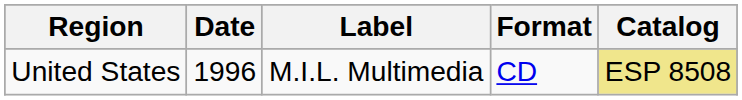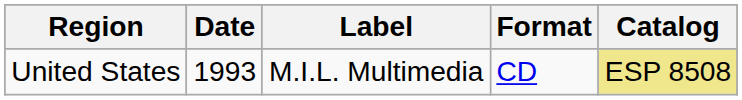(225, 71) 1996 -> (225, 71) 1993
